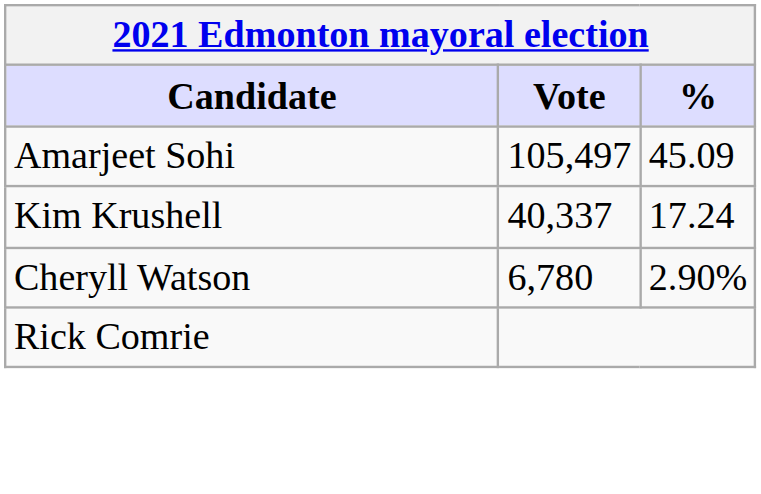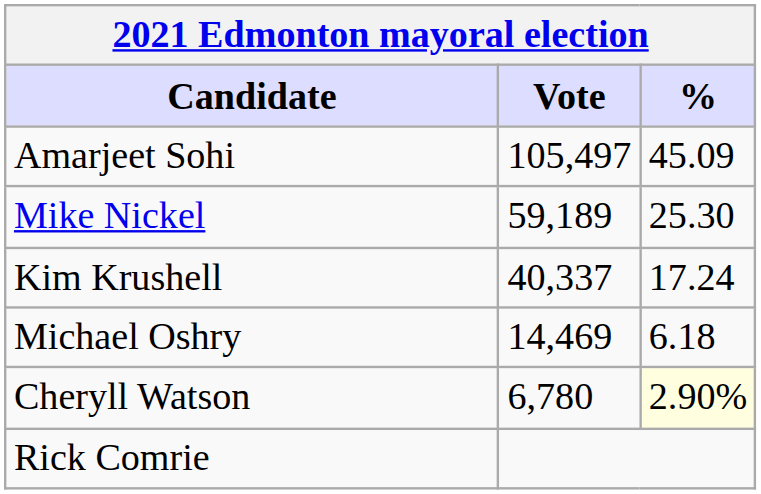+ row: (110, 215)
+ row: (128, 336)
(698, 276) no background -> (698, 397) lightyellow background
